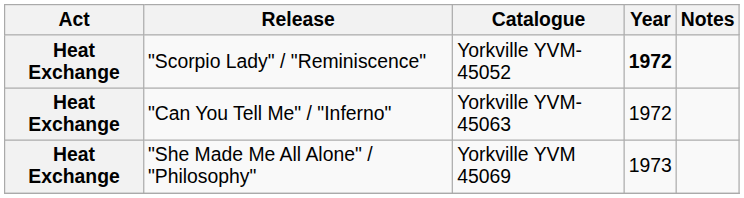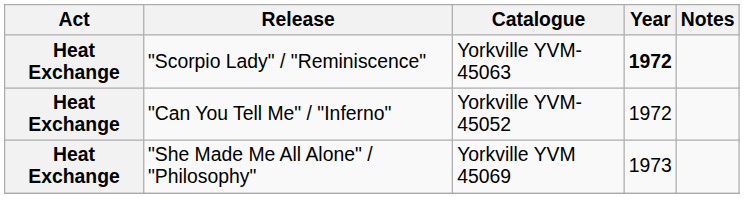(520, 61) Yorkville YVM-45052 -> (520, 61) Yorkville YVM-45063
(520, 113) Yorkville YVM-45063 -> (520, 113) Yorkville YVM-45052
